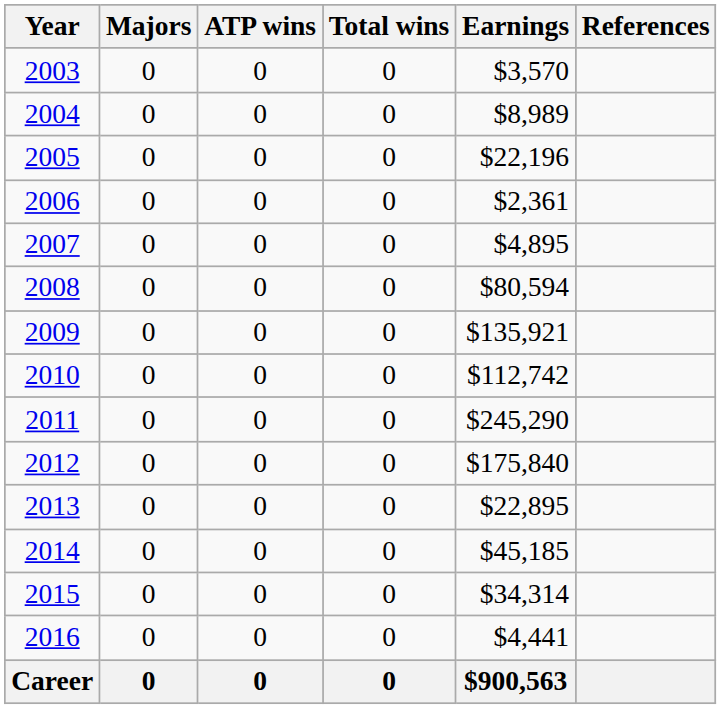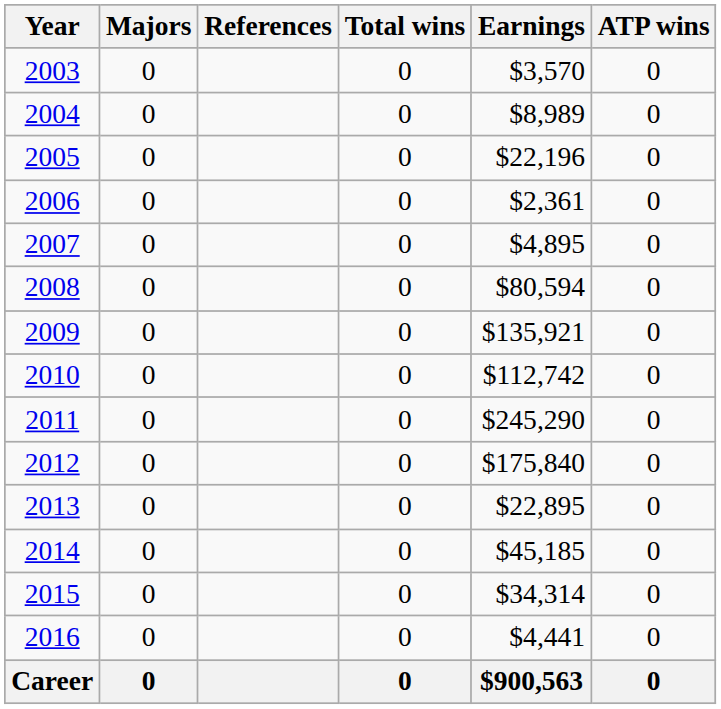columns swapped: (260, 26) <-> (646, 26)
